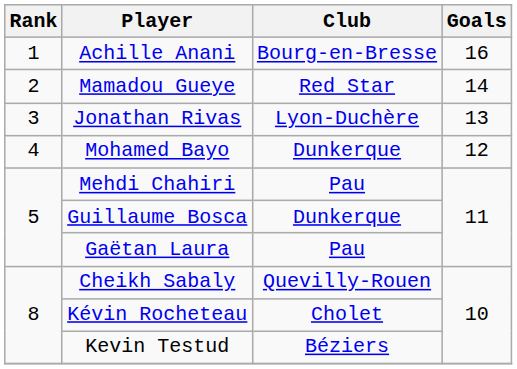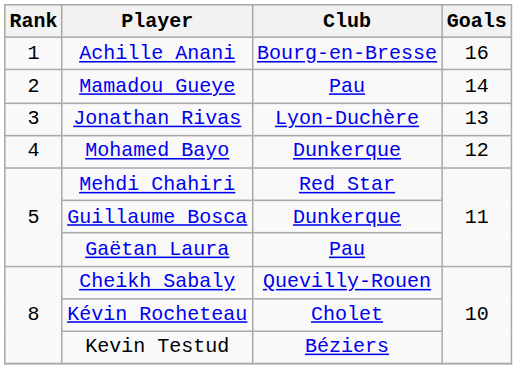(347, 86) Red Star -> (347, 86) Pau
(347, 184) Pau -> (347, 184) Red Star
